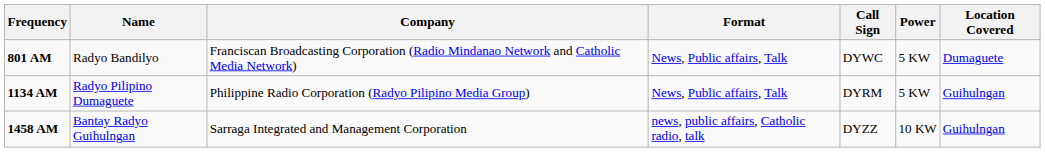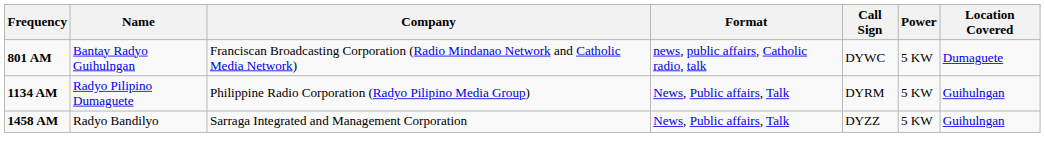(116, 57) Radyo Bandilyo -> (110, 57) Bantay Radyo Guihulngan
(719, 57) News, Public affairs, Talk -> (730, 57) news, public affairs, Catholic radio, talk
(110, 128) Bantay Radyo Guihulngan -> (116, 121) Radyo Bandilyo
(728, 128) news, public affairs, Catholic radio, talk -> (721, 121) News, Public affairs, Talk
(918, 128) 10 KW -> (917, 121) 5 KW
